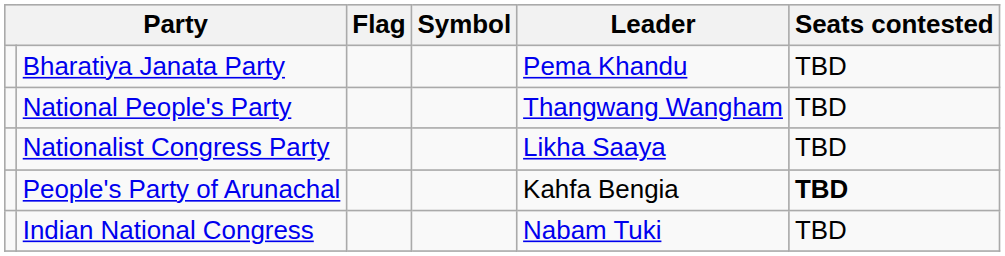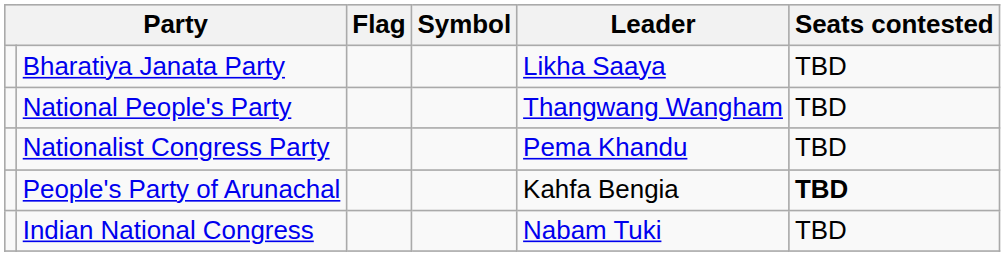(605, 66) Pema Khandu -> (594, 66) Likha Saaya
(594, 148) Likha Saaya -> (605, 148) Pema Khandu
